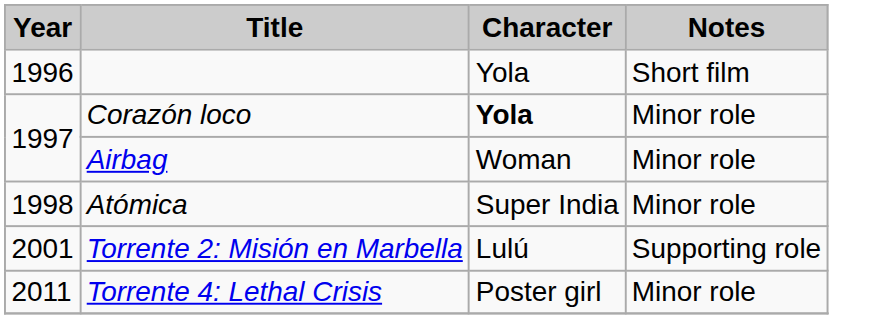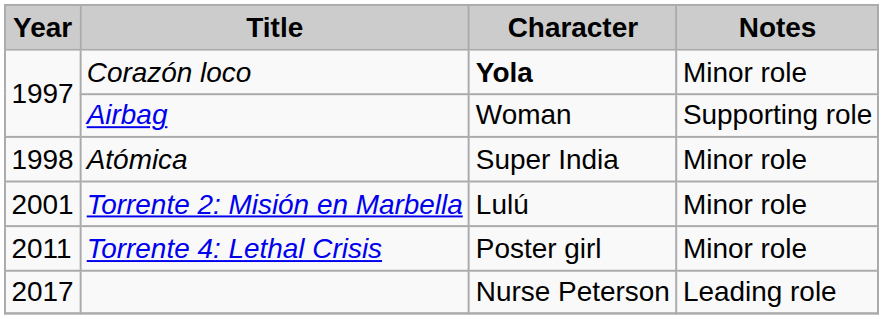- row: (43, 72)
(694, 160) Minor role -> (778, 116) Supporting role
(726, 248) Supporting role -> (745, 204) Minor role
+ row: (43, 292)
